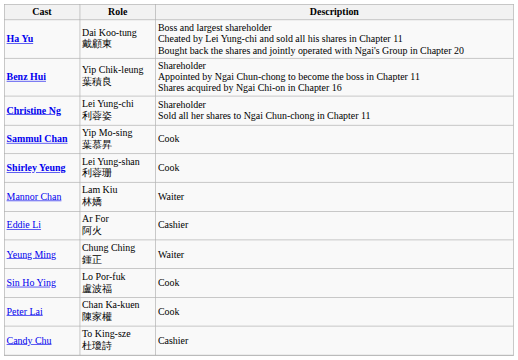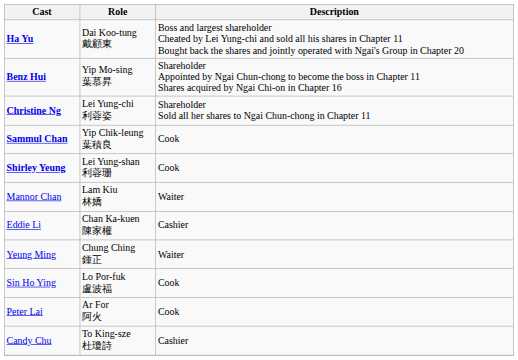(113, 76) Yip Chik-leung 葉積良 -> (107, 76) Yip Mo-sing 葉慕昇
(107, 138) Yip Mo-sing 葉慕昇 -> (113, 138) Yip Chik-leung 葉積良
(95, 225) Ar For 阿火 -> (111, 225) Chan Ka-kuen 陳家權
(111, 311) Chan Ka-kuen 陳家權 -> (95, 311) Ar For 阿火
